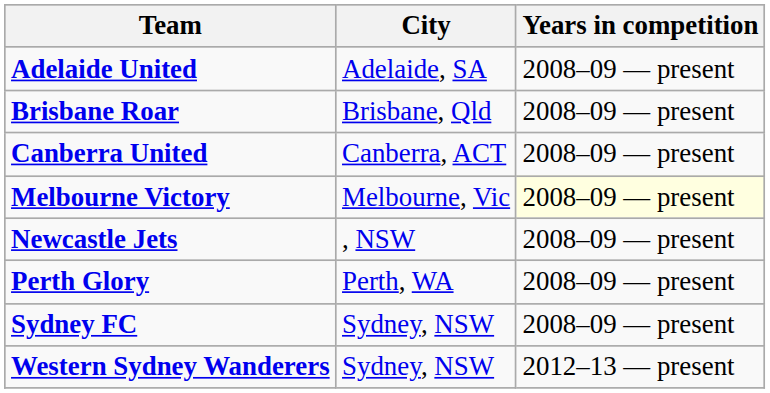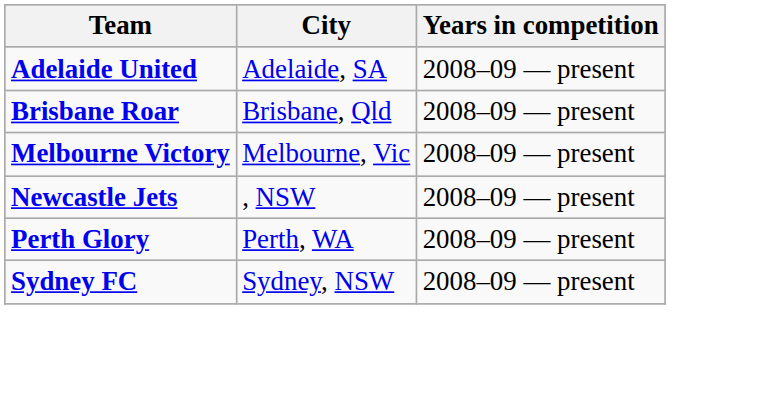- row: (109, 153)
(629, 196) lightyellow background -> (529, 153) no background
- row: (170, 366)
